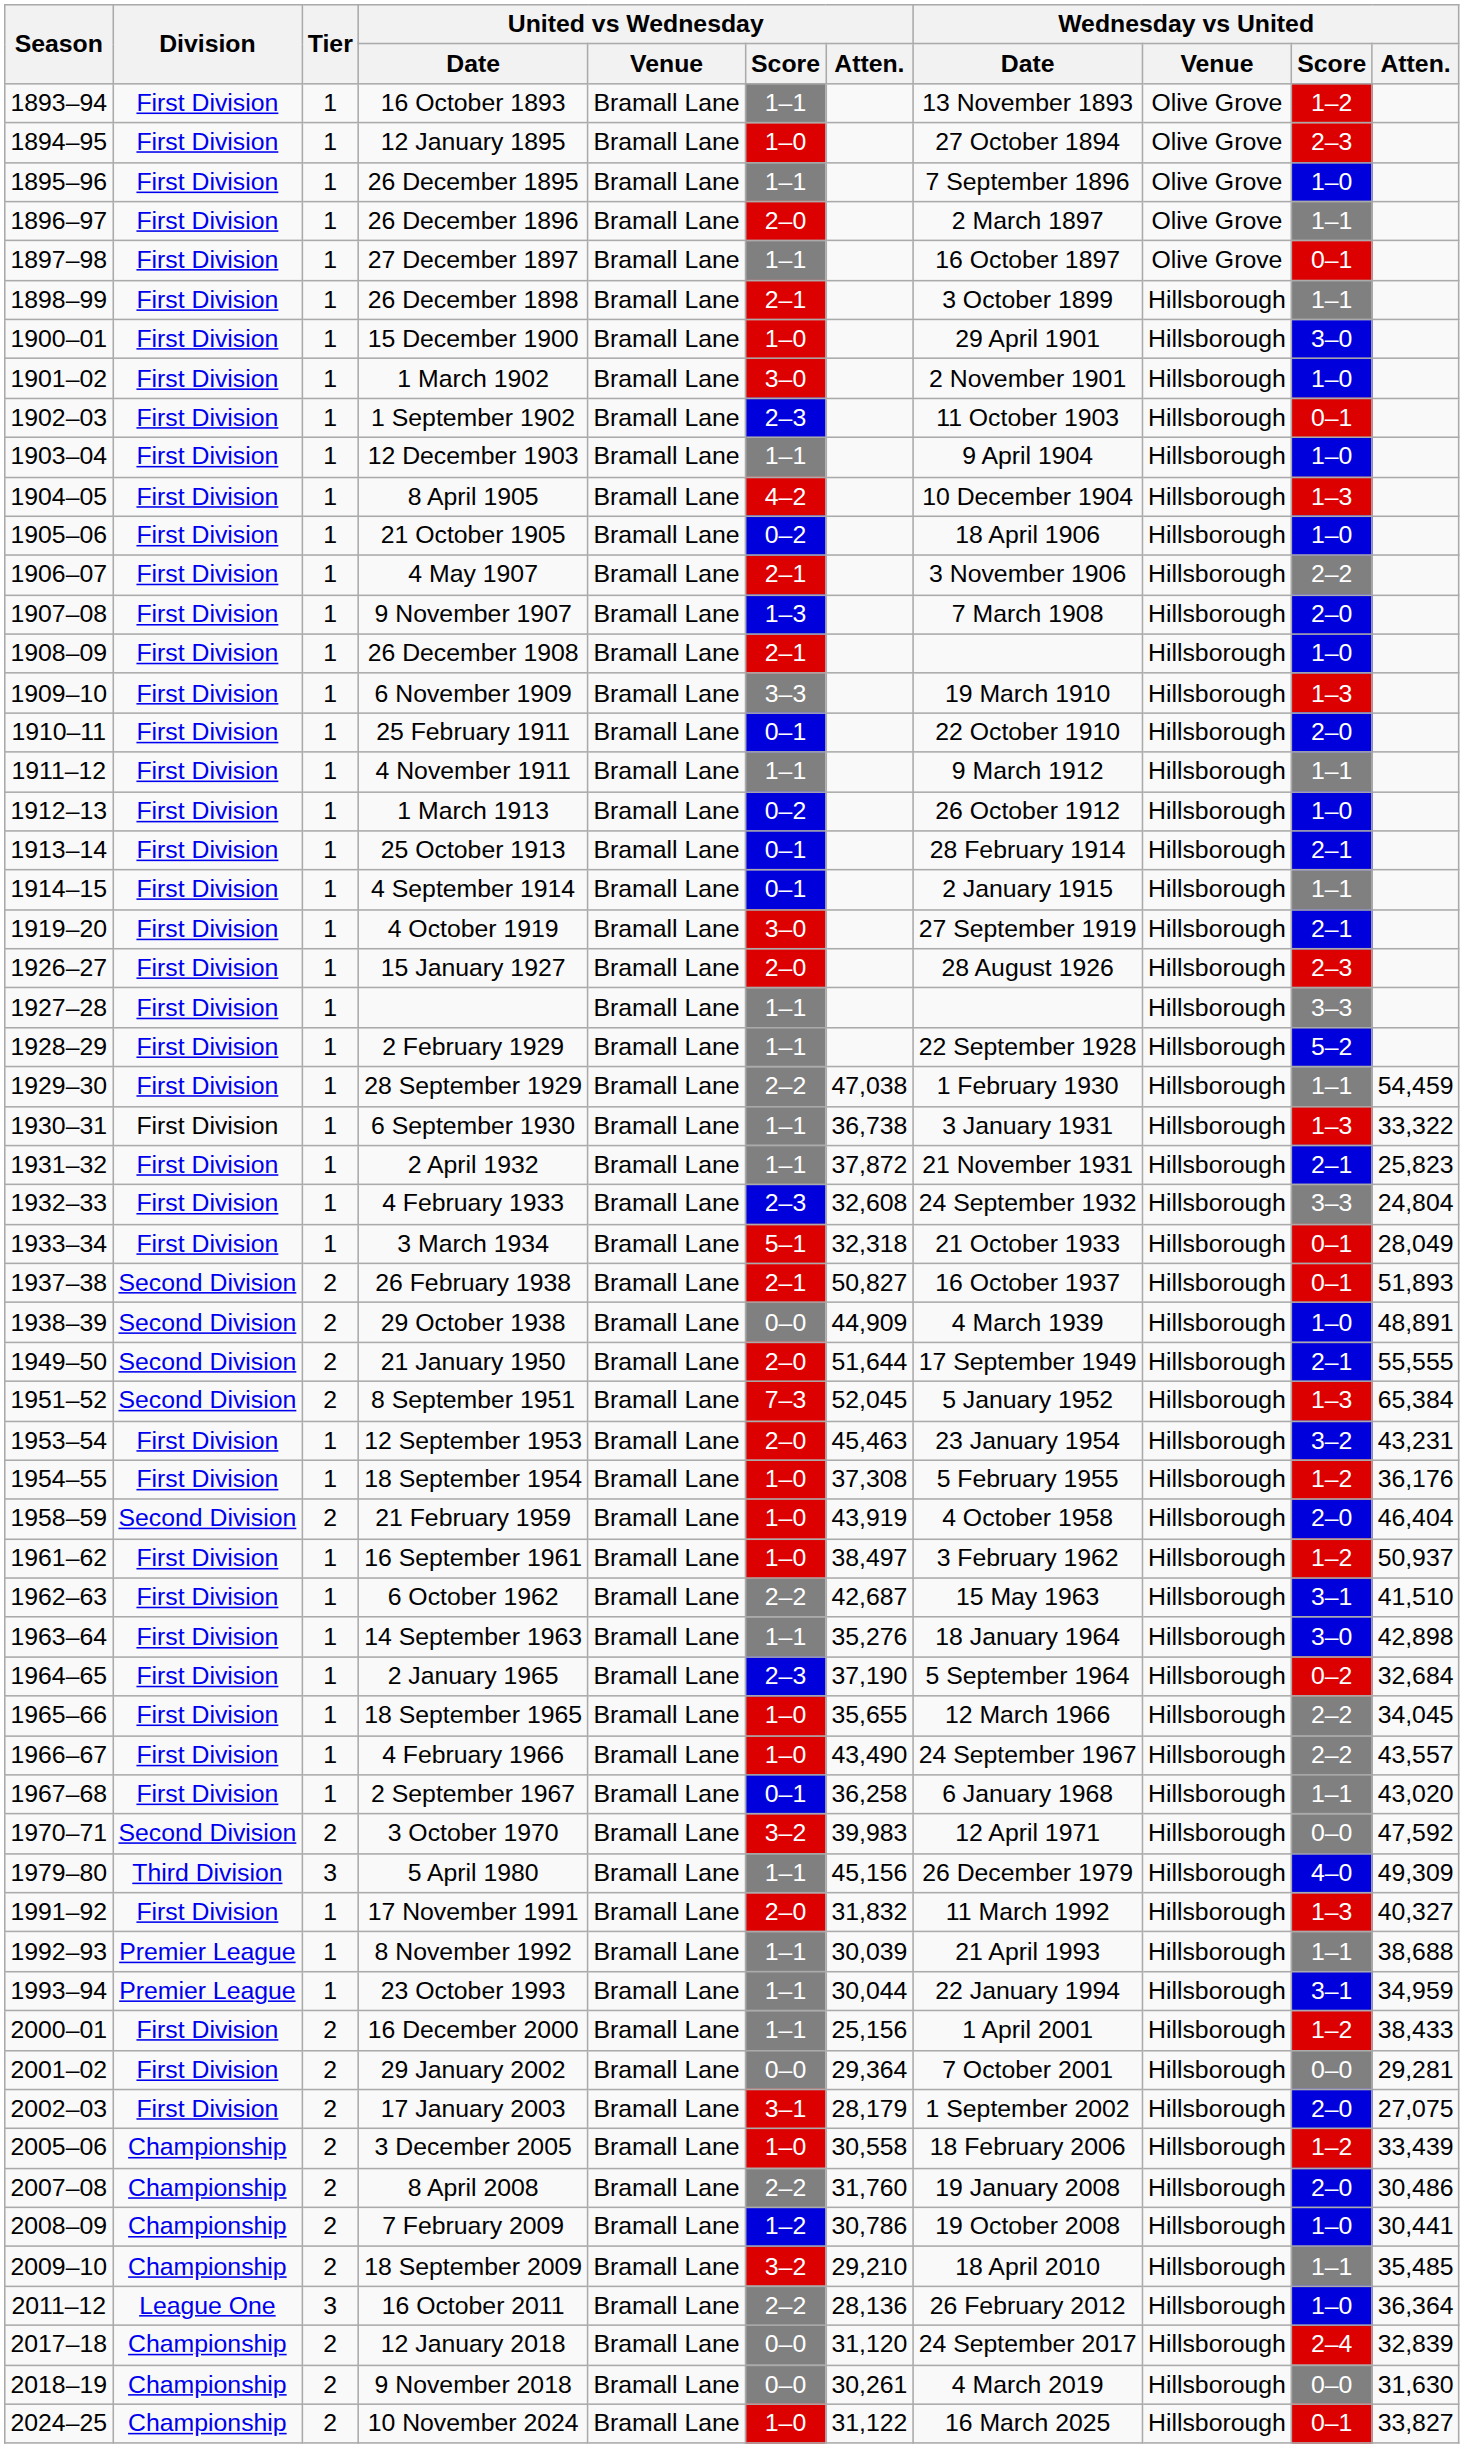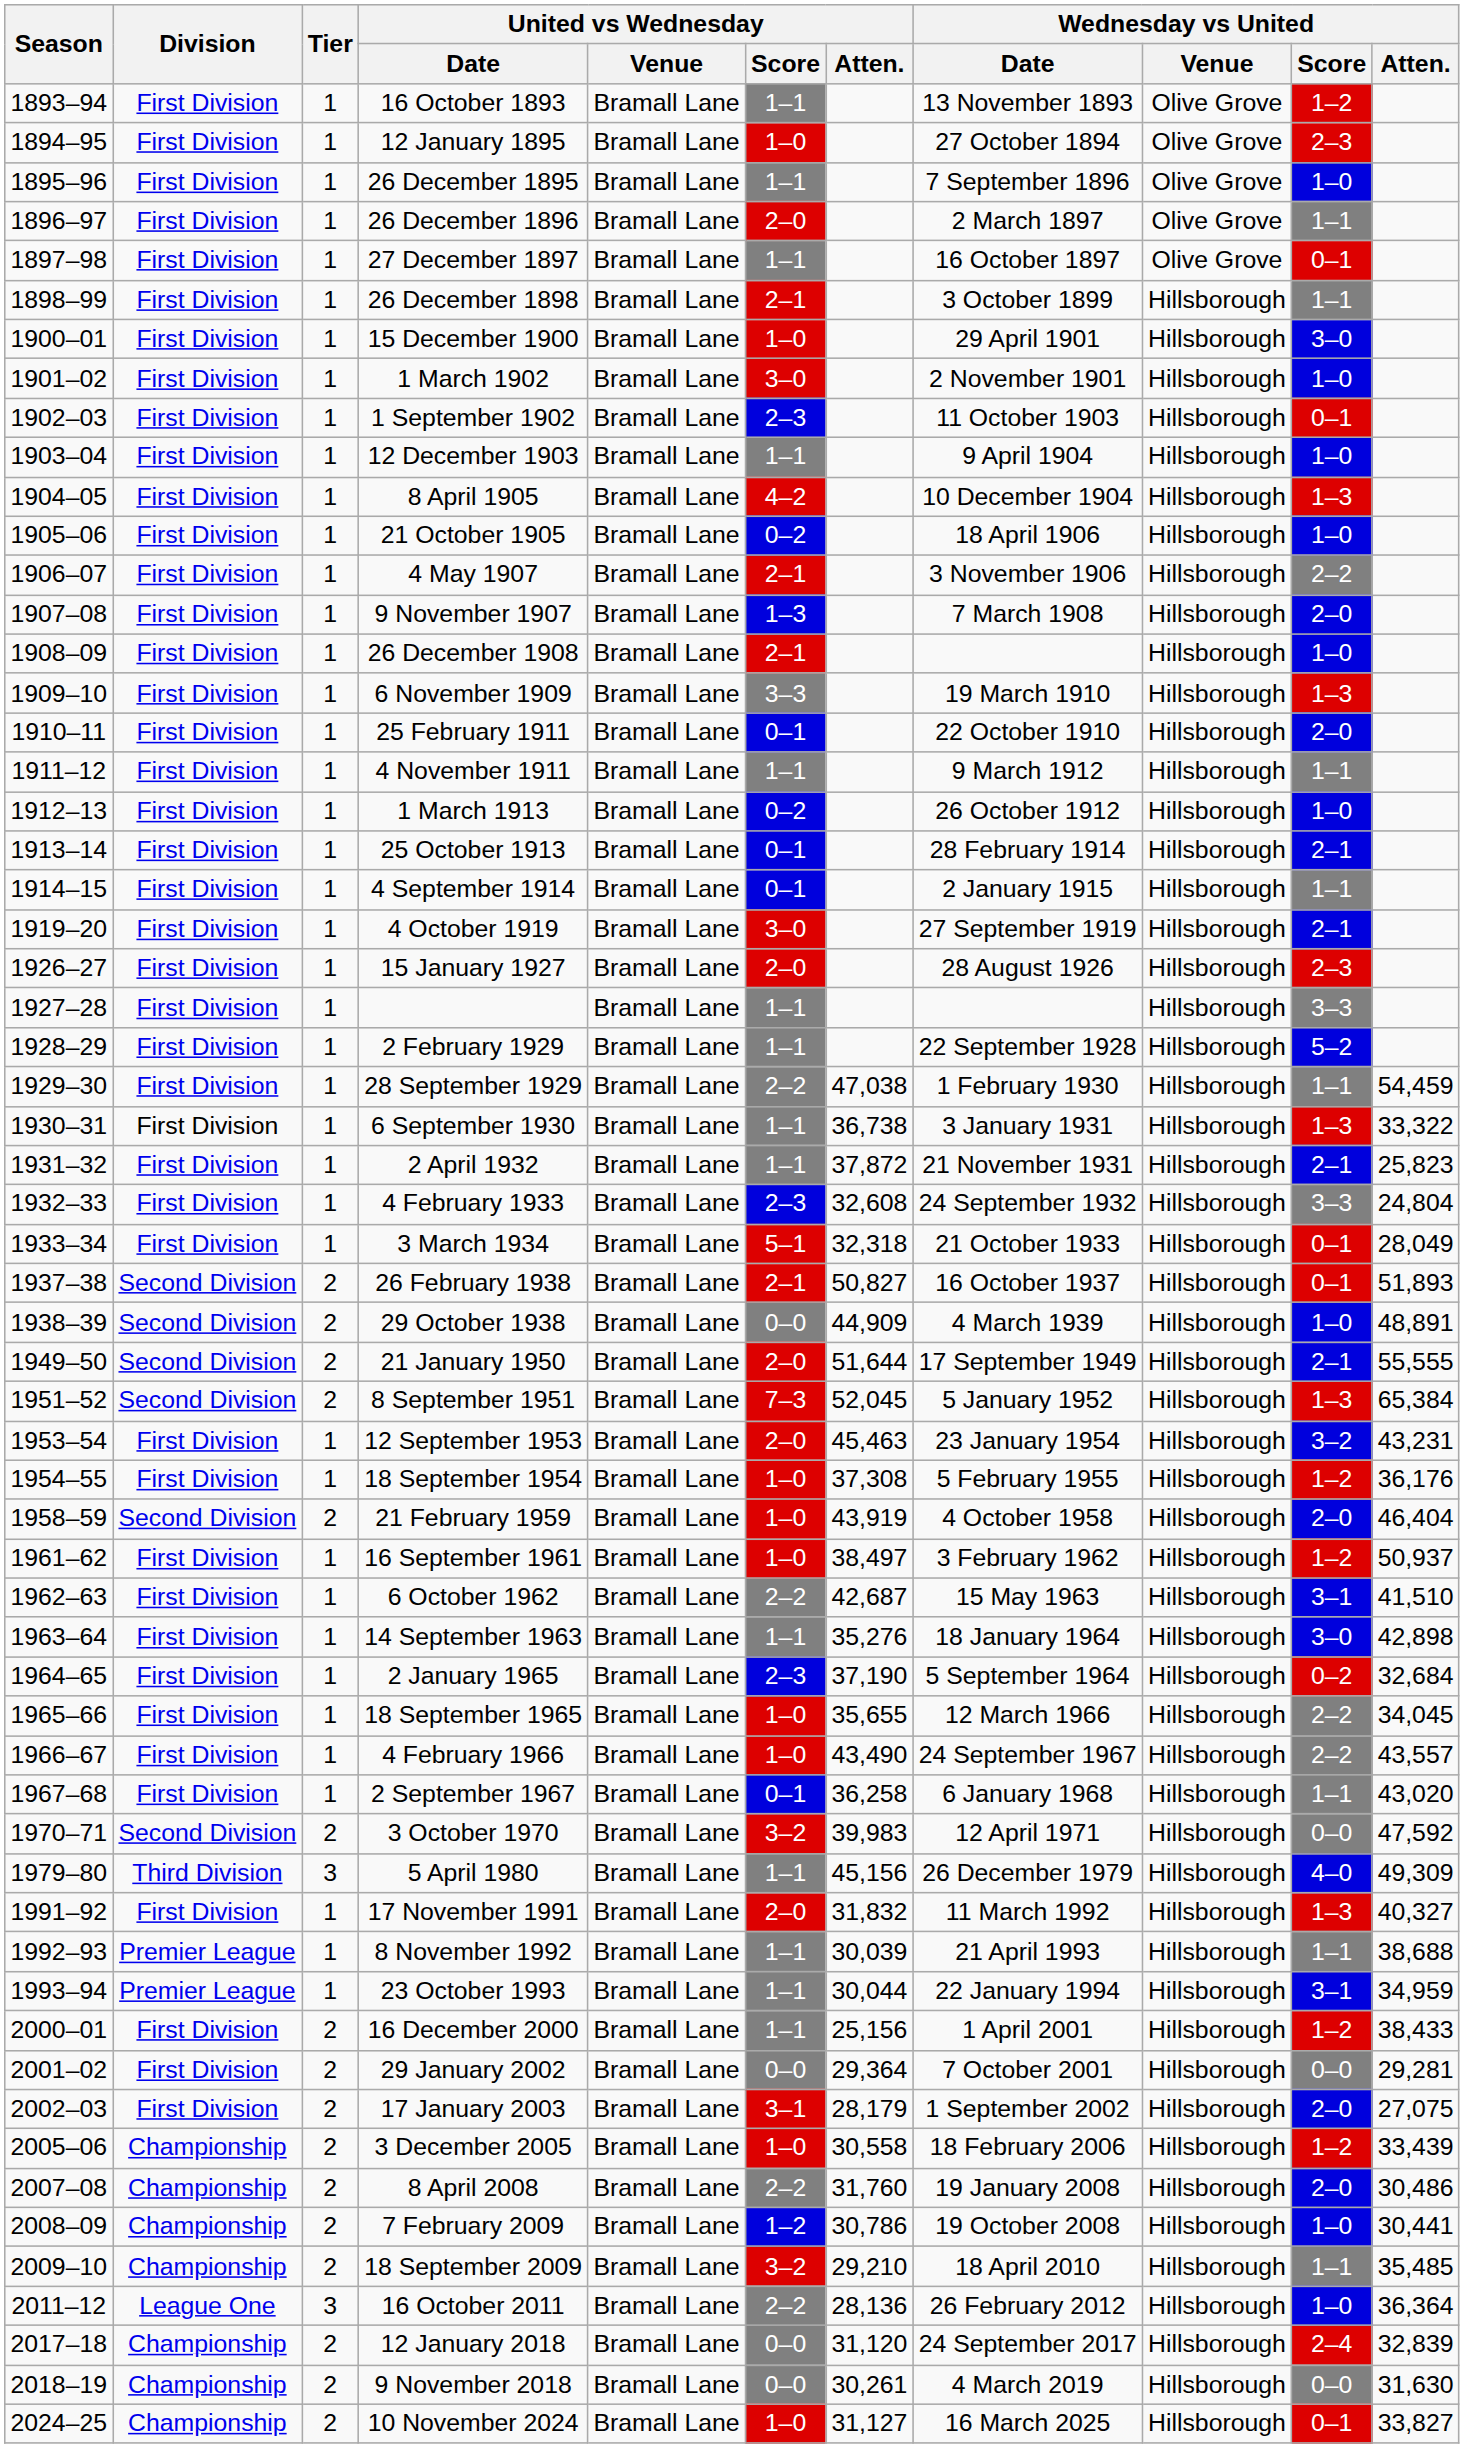(869, 2423) 31,122 -> (869, 2423) 31,127
